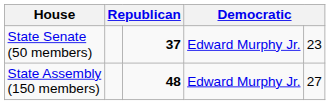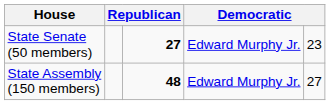(173, 44) 37 -> (173, 44) 27
